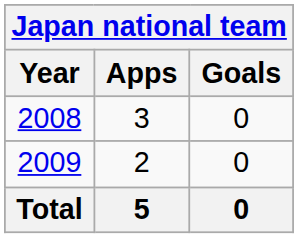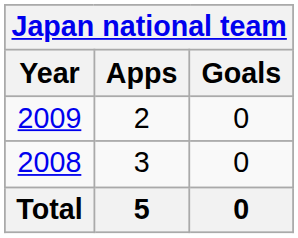rows swapped: (49, 118) <-> (49, 163)
